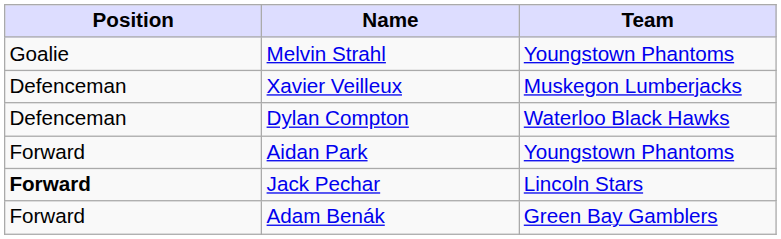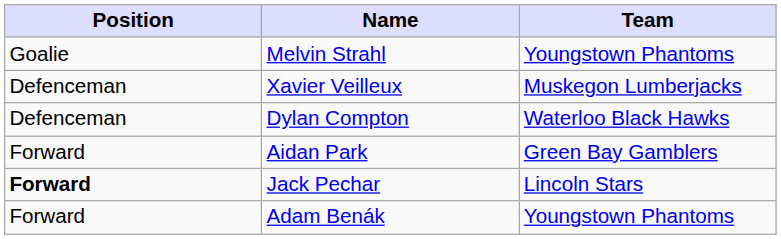(629, 151) Youngstown Phantoms -> (621, 151) Green Bay Gamblers
(621, 217) Green Bay Gamblers -> (629, 217) Youngstown Phantoms
